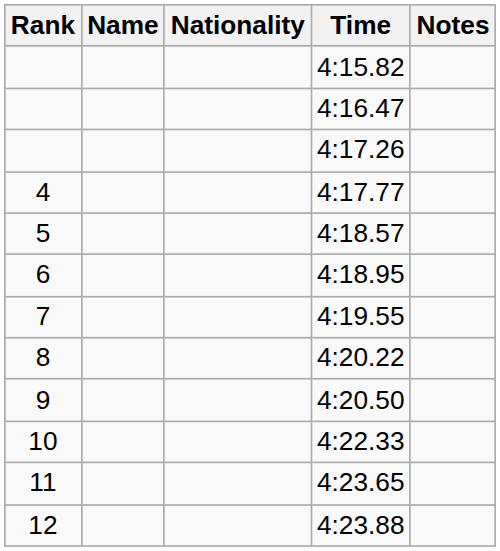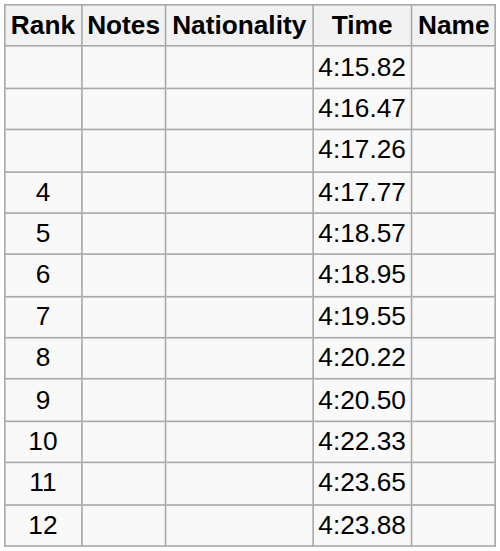columns swapped: (123, 25) <-> (453, 25)
